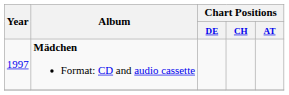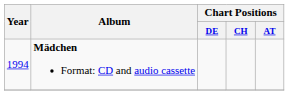(18, 64) 1997 -> (18, 64) 1994
